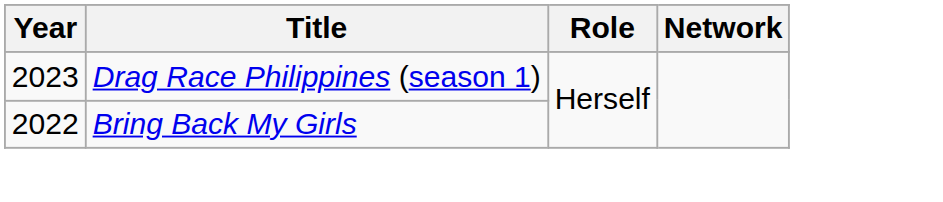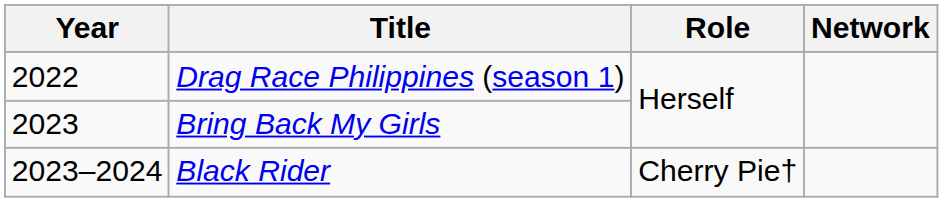(45, 76) 2023 -> (45, 76) 2022
(45, 123) 2022 -> (45, 123) 2023
+ row: (253, 171)
